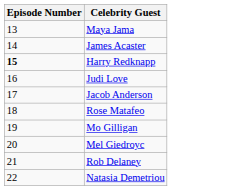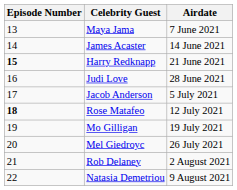+ column: (200, 12)
(12, 111) normal -> (12, 111) bold
